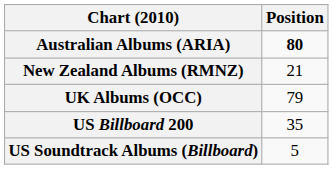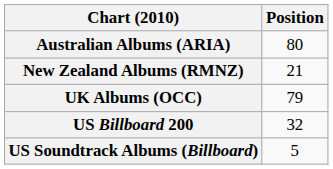(295, 44) bold -> (295, 44) normal
(295, 124) 35 -> (295, 124) 32
